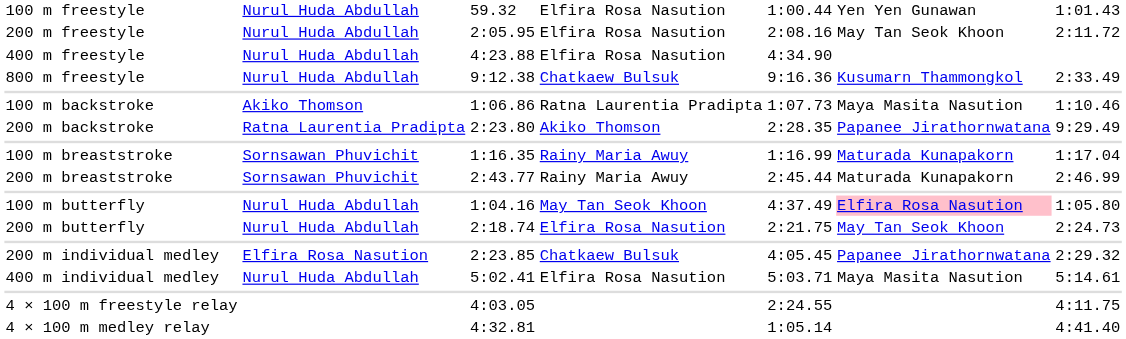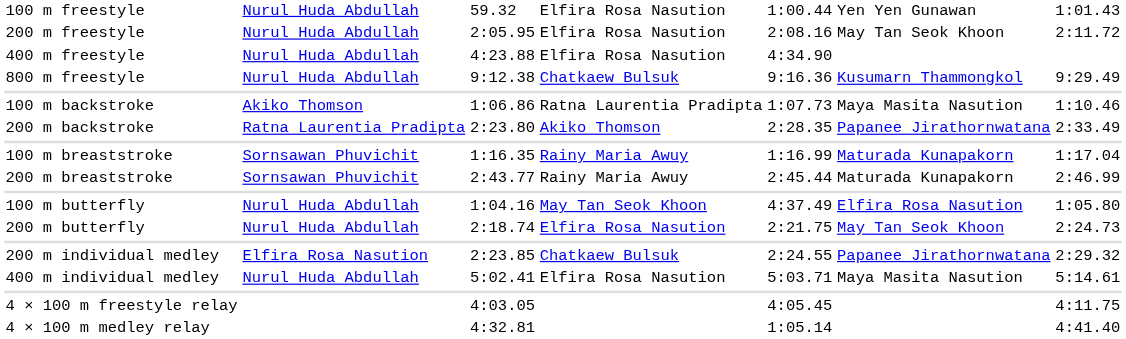(1088, 78) 2:33.49 -> (1088, 78) 9:29.49
(1088, 128) 9:29.49 -> (1088, 128) 2:33.49
(930, 206) pink background -> (930, 206) no background
(800, 256) 4:05.45 -> (800, 256) 2:24.55
(800, 306) 2:24.55 -> (800, 306) 4:05.45
